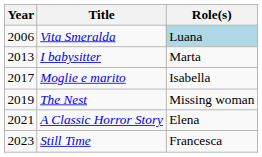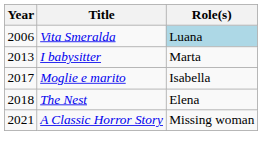(21, 99) 2019 -> (21, 99) 2018
(212, 99) Missing woman -> (184, 99) Elena
(184, 120) Elena -> (212, 120) Missing woman
- row: (65, 141)
